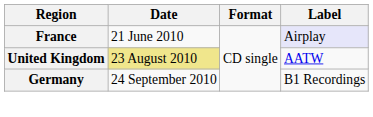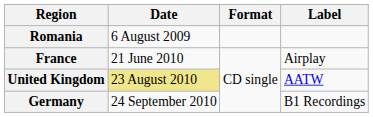+ row: (56, 36)
(305, 36) lavender background -> (305, 58) no background
